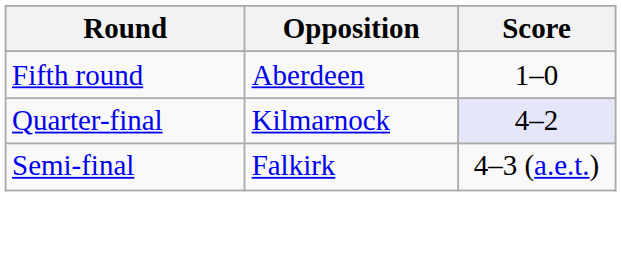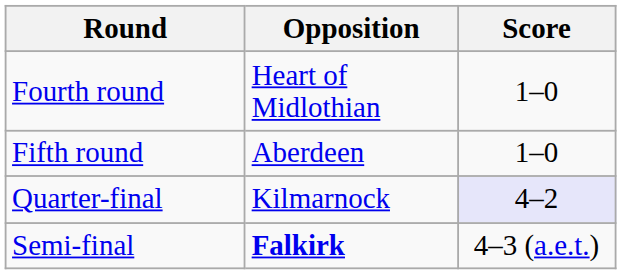+ row: (88, 90)
(293, 166) normal -> (298, 244) bold
